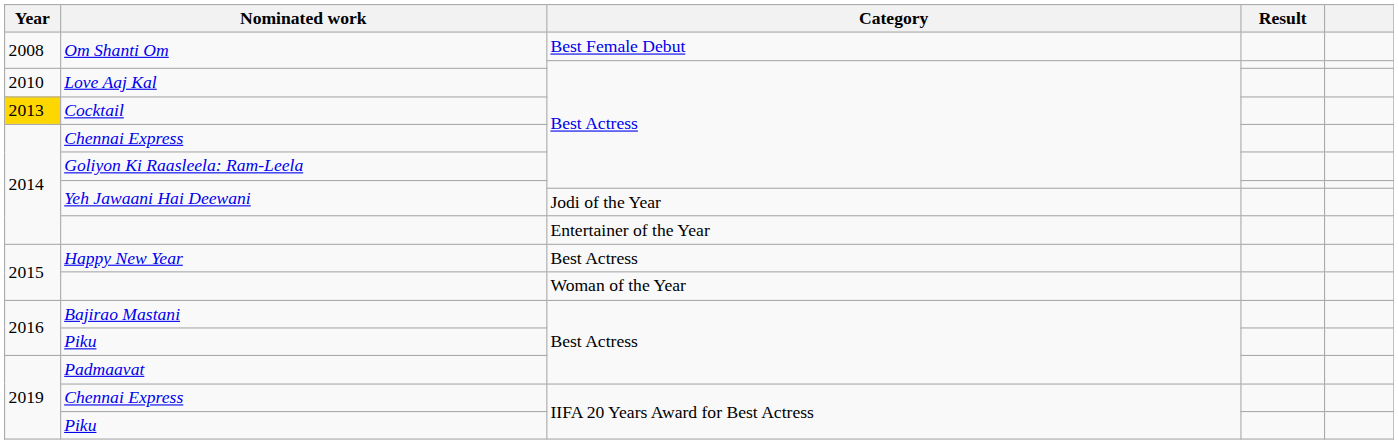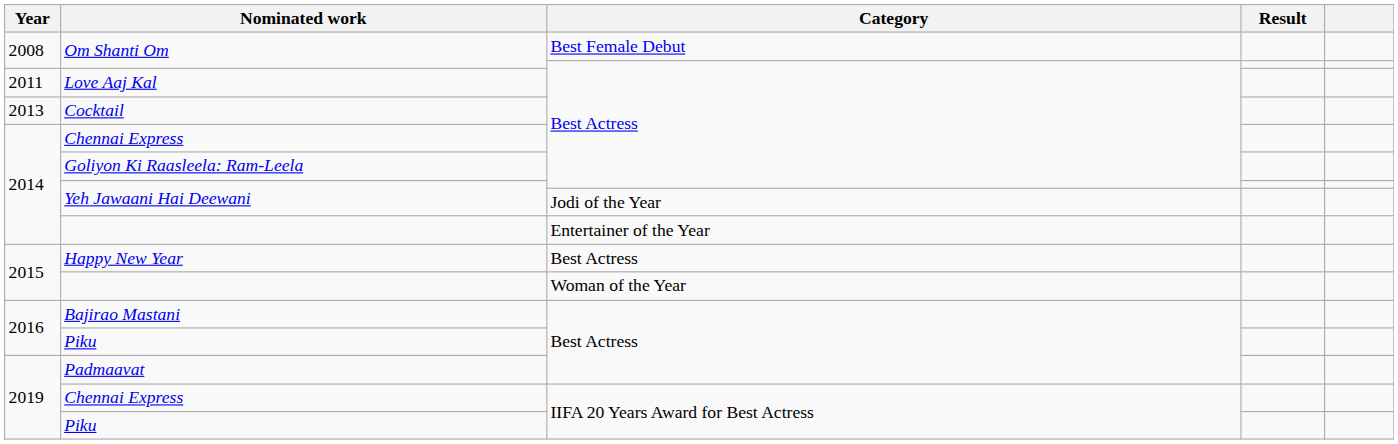(26, 82) 2010 -> (26, 82) 2011
(26, 110) gold background -> (26, 110) no background
